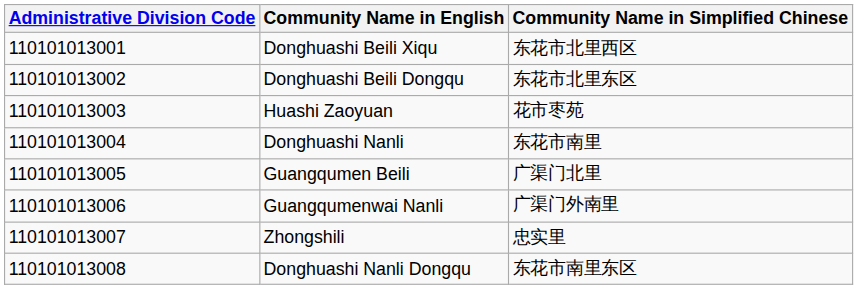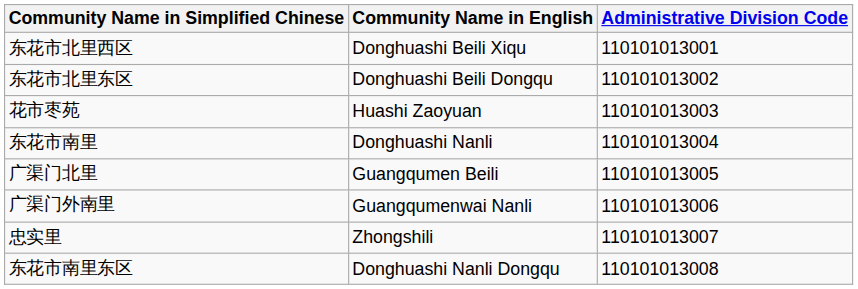columns swapped: (132, 18) <-> (680, 18)
